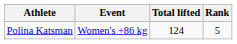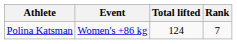(217, 30) 5 -> (217, 30) 7
